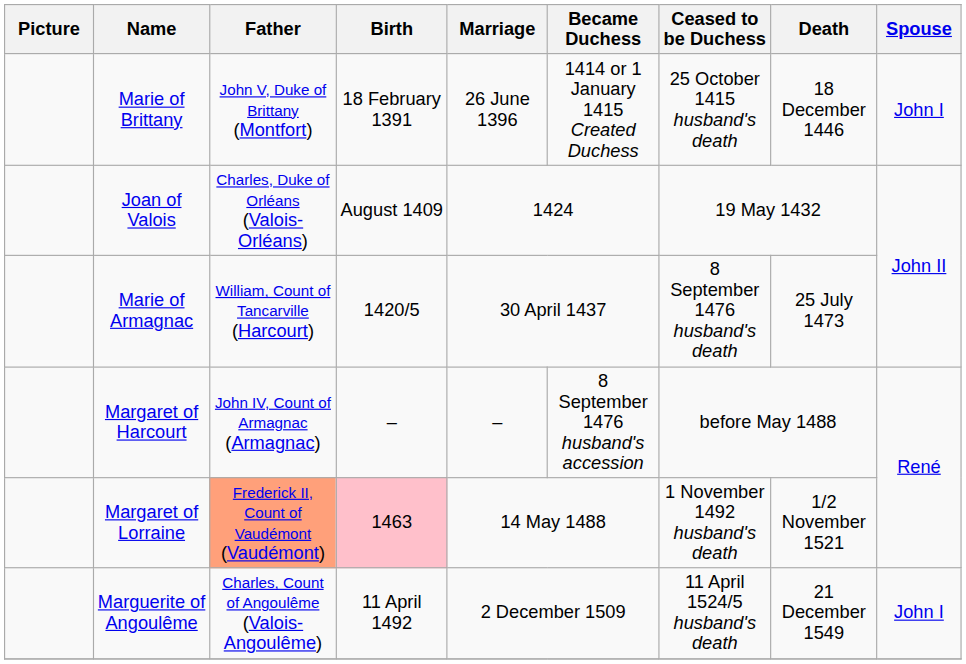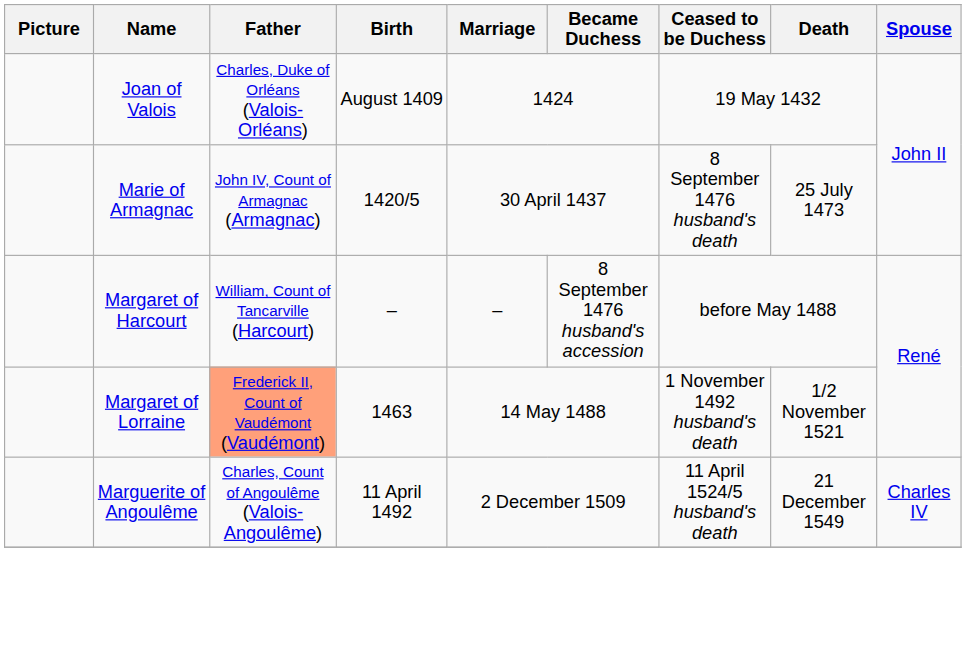- row: (152, 109)
(273, 312) William, Count of Tancarville (Harcourt) -> (273, 201) John IV, Count of Armagnac (Armagnac)
(273, 423) John IV, Count of Armagnac (Armagnac) -> (273, 312) William, Count of Tancarville (Harcourt)
(392, 522) pink background -> (392, 411) no background
(919, 613) John I -> (919, 502) Charles IV
